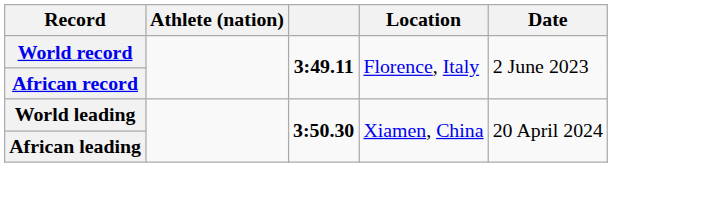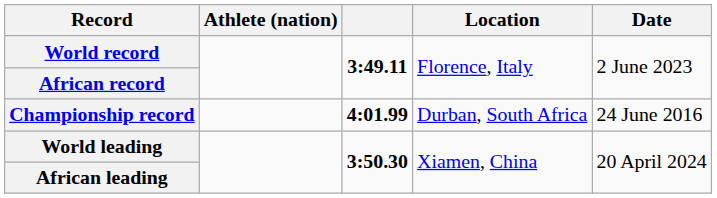+ row: (102, 114)
